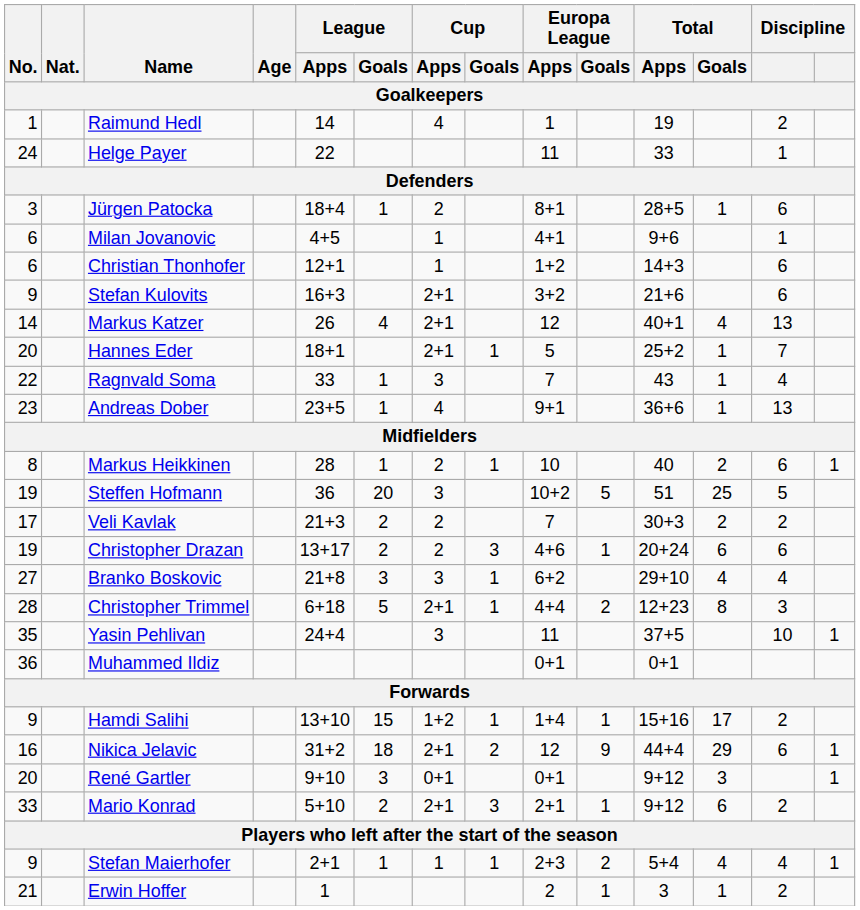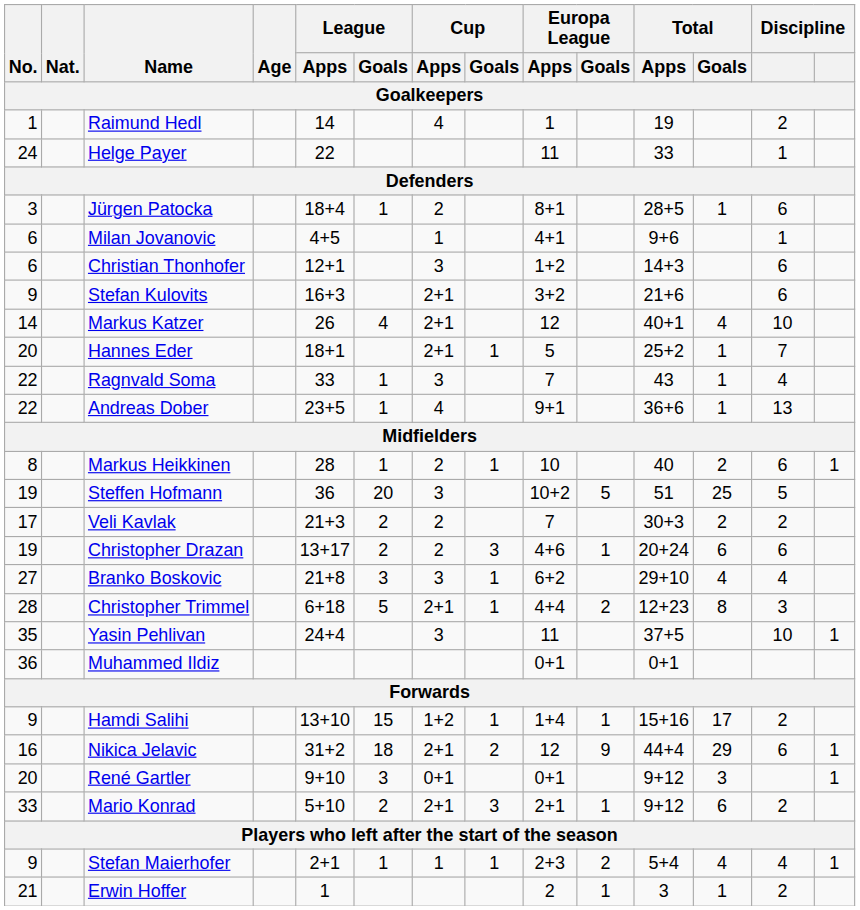(439, 266) 1 -> (439, 266) 3
(782, 323) 13 -> (782, 323) 10
(28, 408) 23 -> (28, 408) 22
